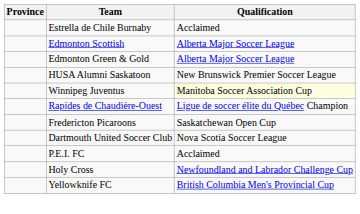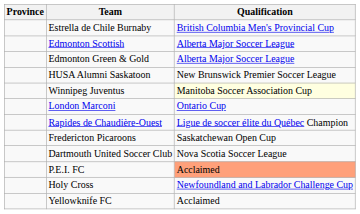(198, 28) Acclaimed -> (255, 28) British Columbia Men's Provincial Cup
+ row: (82, 106)
(198, 153) no background -> (198, 169) lightsalmon background
(255, 185) British Columbia Men's Provincial Cup -> (198, 201) Acclaimed
